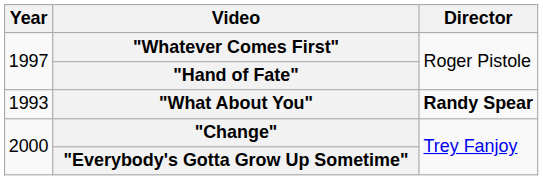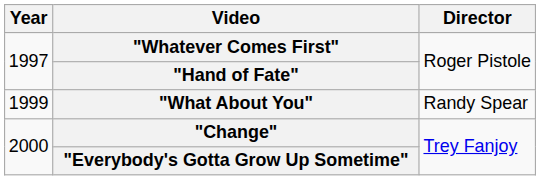(29, 103) 1993 -> (29, 103) 1999
(478, 103) bold -> (476, 103) normal
